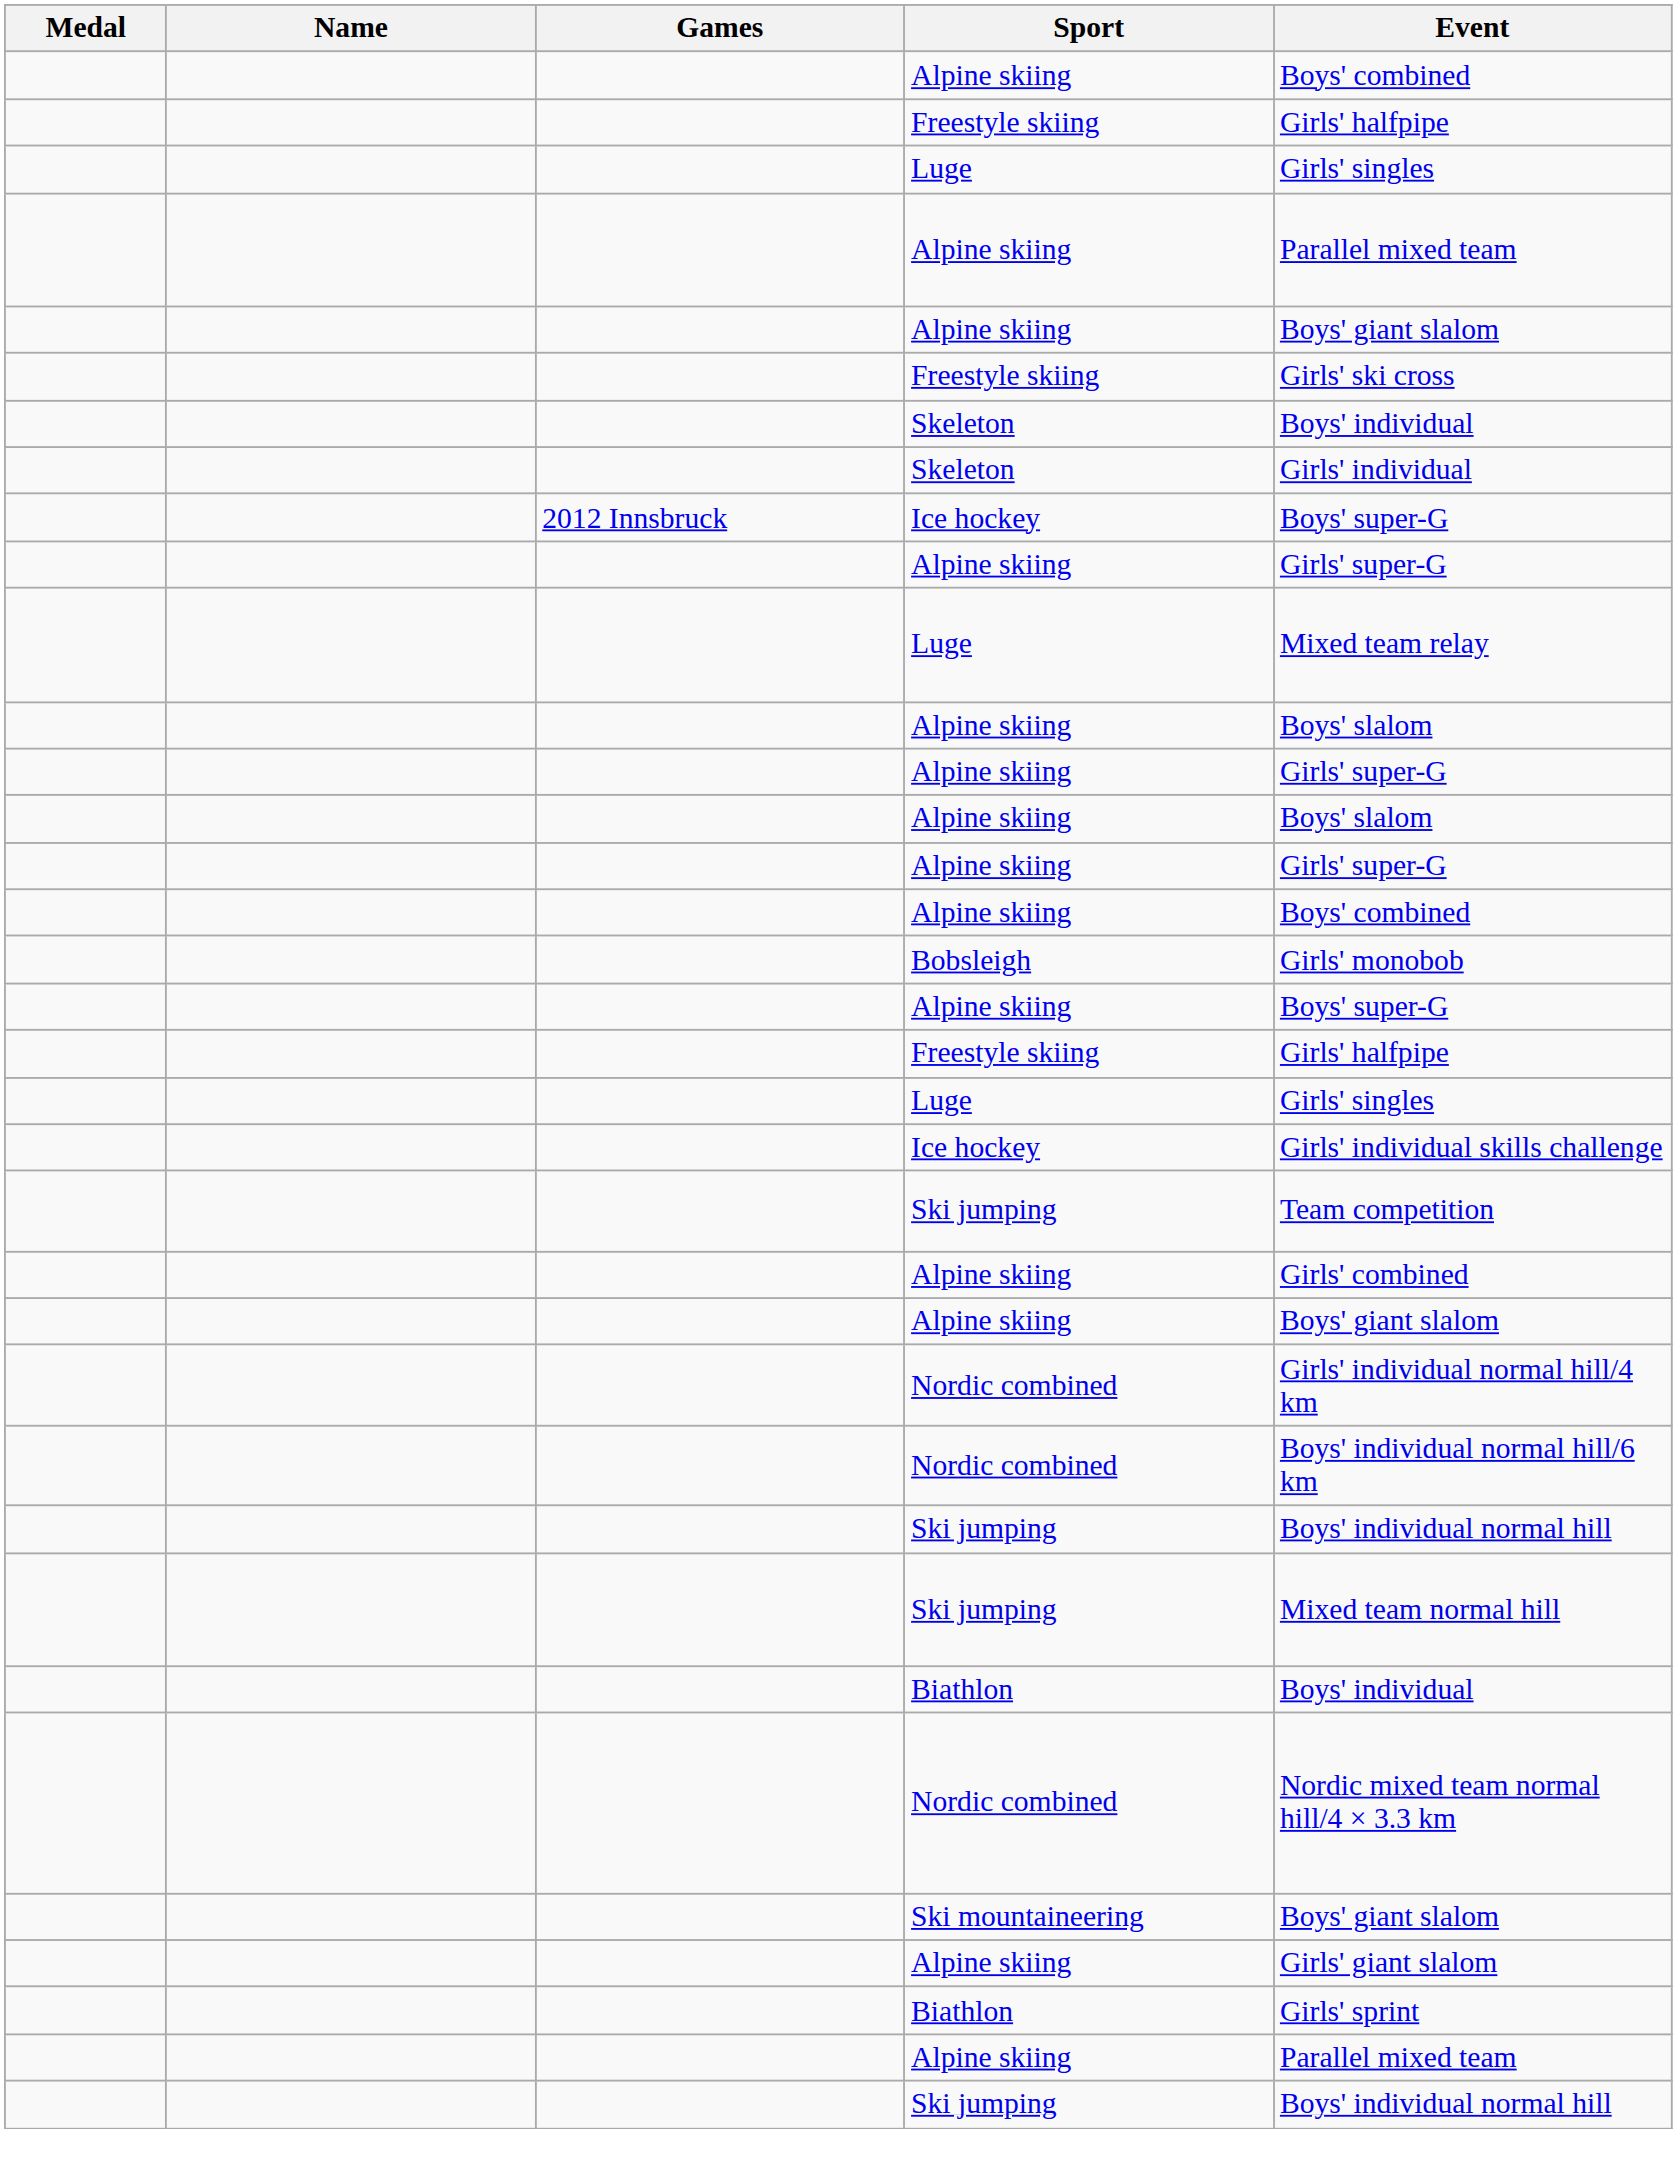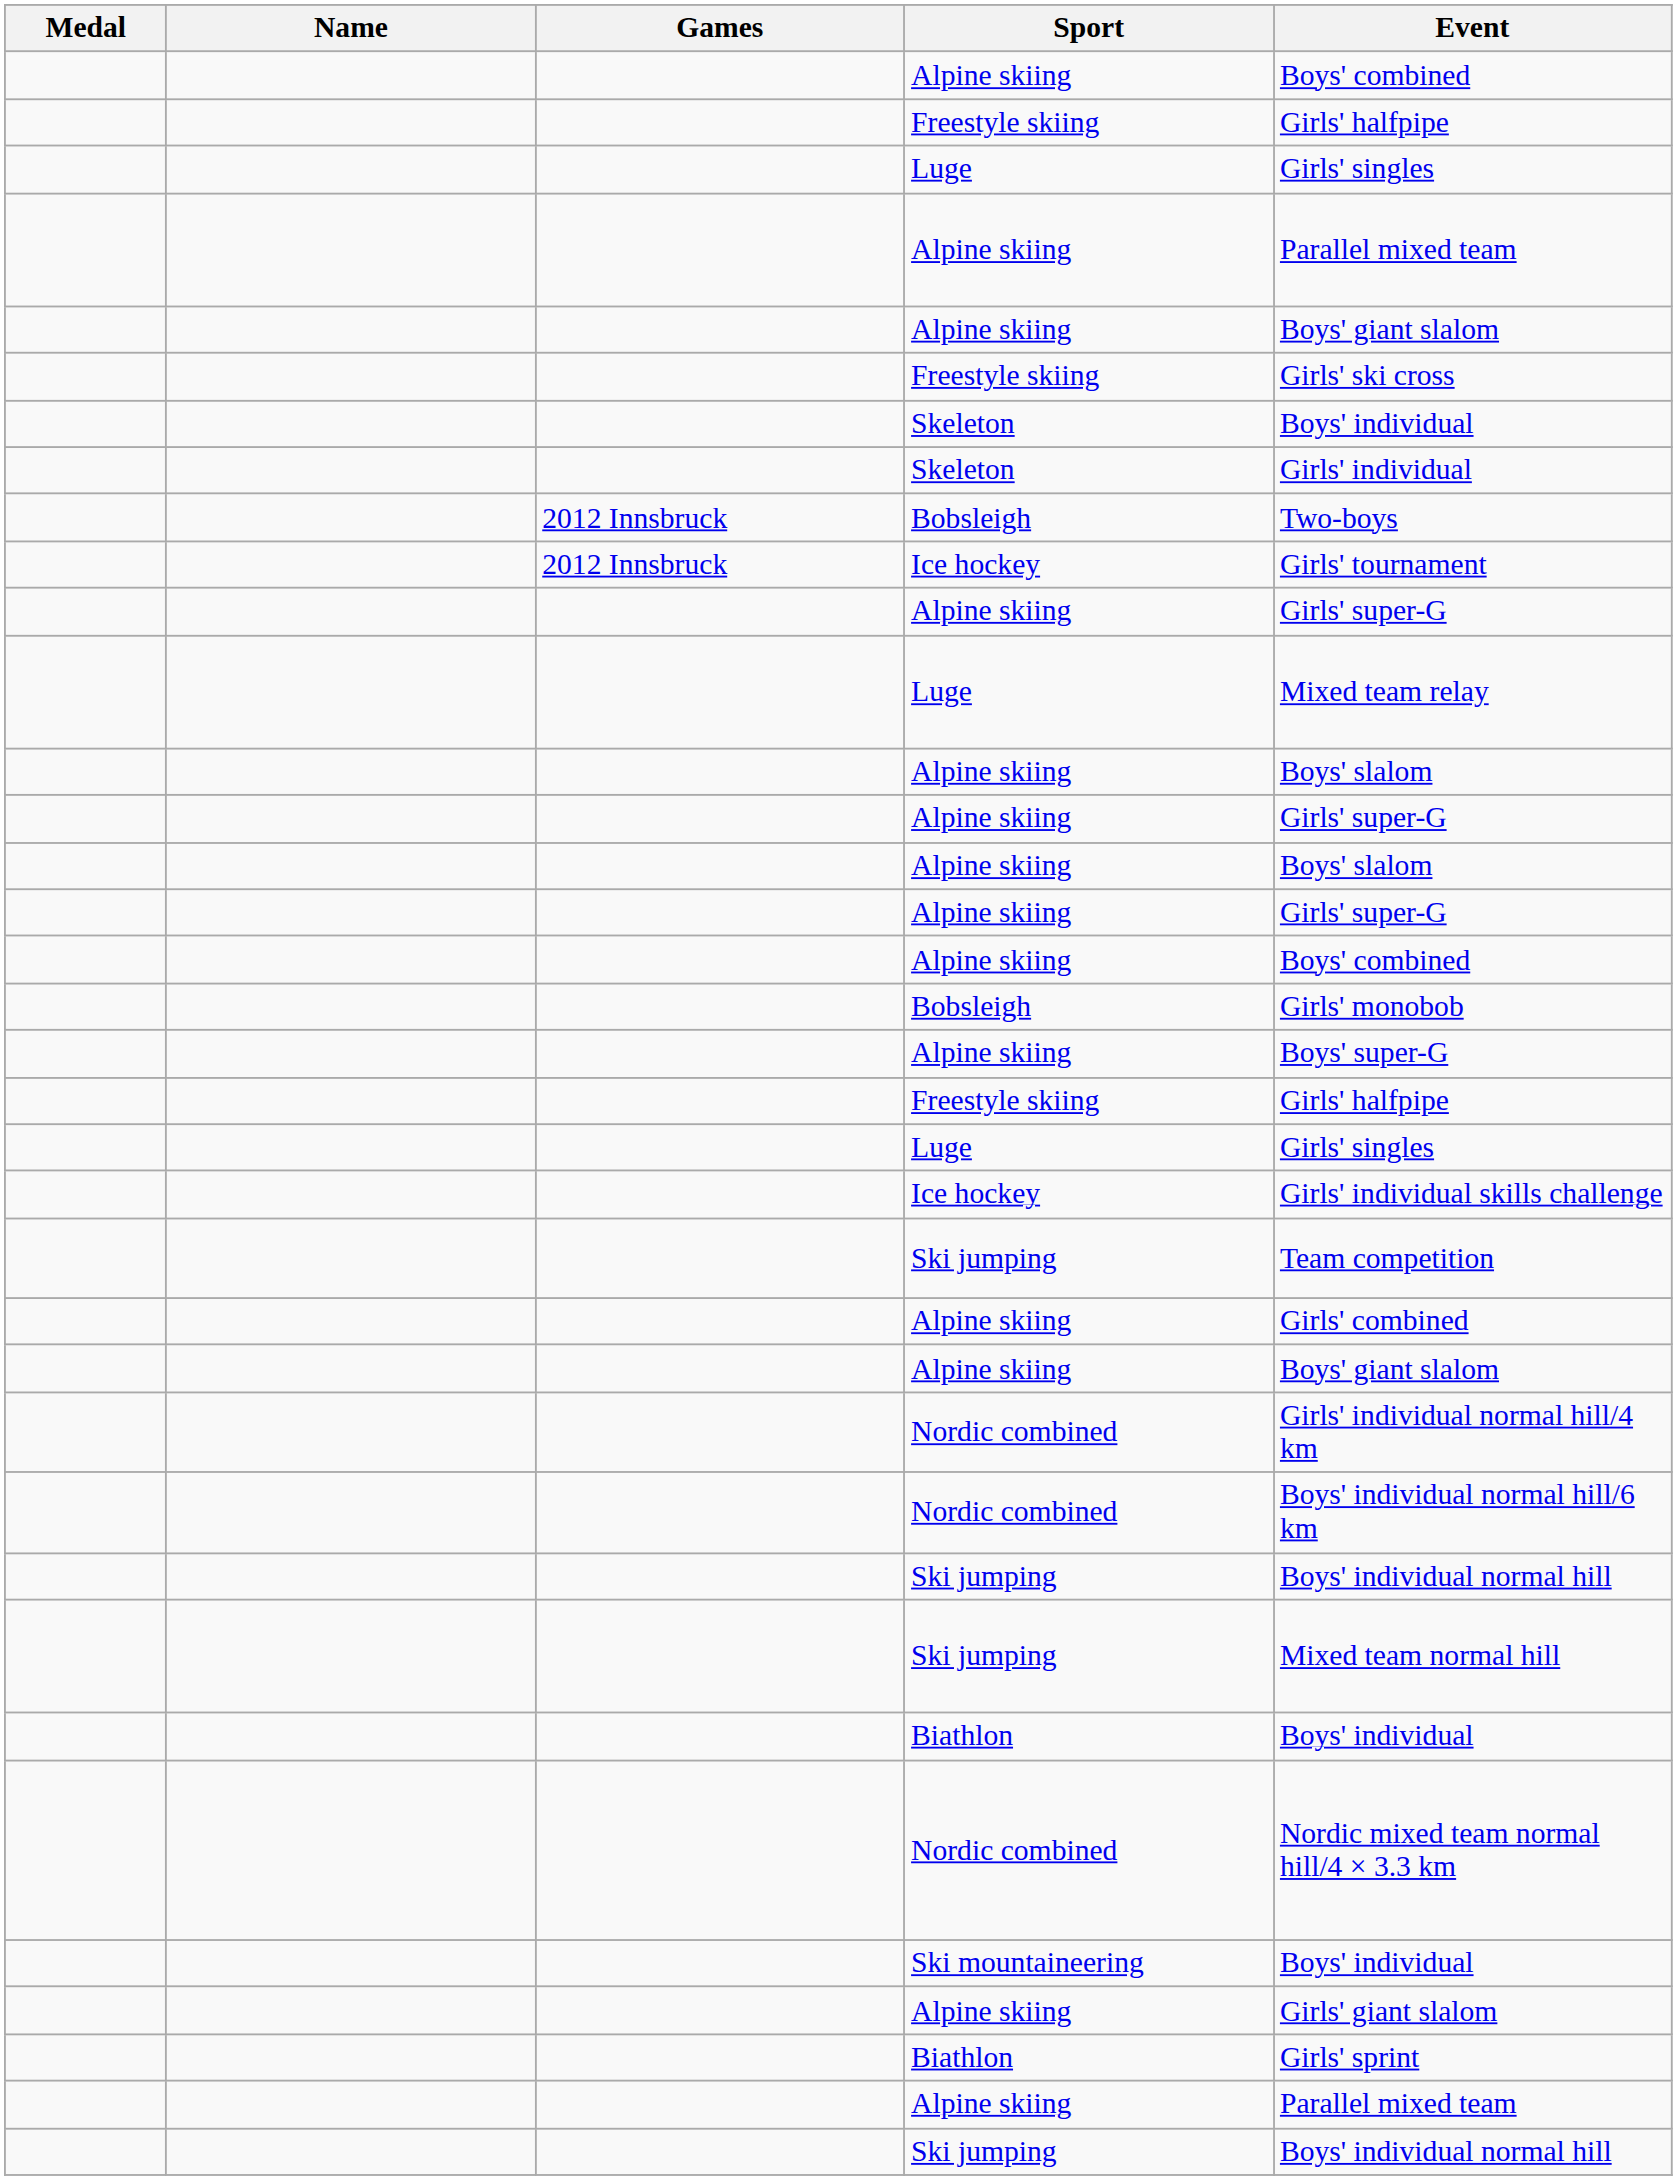+ row: (635, 517)
(1364, 517) Boys' super-G -> (1383, 564) Girls' tournament
(1389, 1916) Boys' giant slalom -> (1377, 1963) Boys' individual
